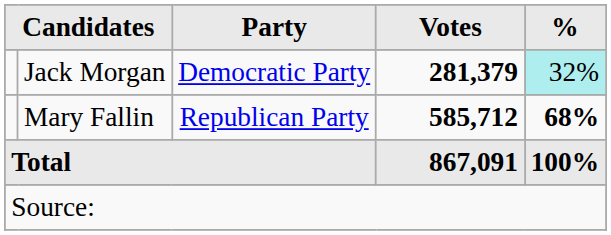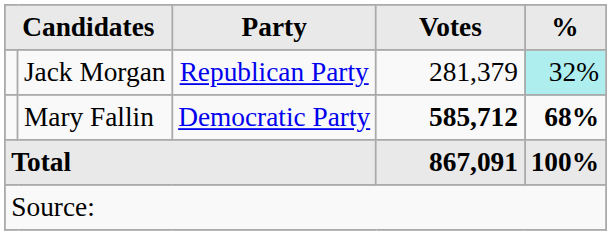(274, 72) Democratic Party -> (274, 72) Republican Party
(474, 72) bold -> (474, 72) normal
(274, 117) Republican Party -> (274, 117) Democratic Party
